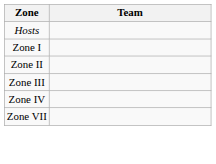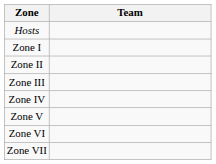+ row: (27, 116)
+ row: (27, 133)
